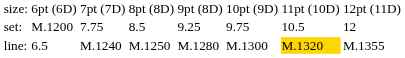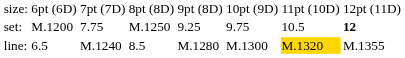(137, 27) 8.5 -> (150, 27) M.1250
(350, 27) normal -> (350, 27) bold
(150, 45) M.1250 -> (137, 45) 8.5
